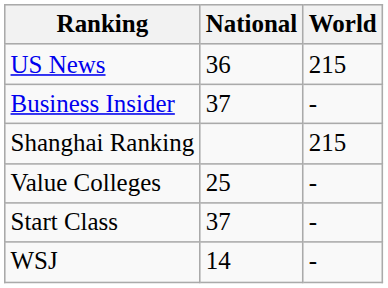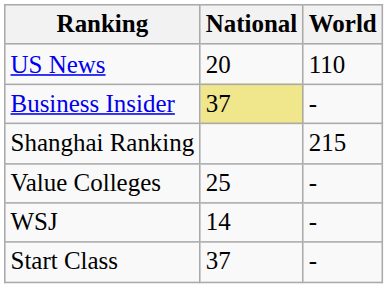(218, 63) 36 -> (218, 63) 20
(328, 63) 215 -> (327, 63) 110
(218, 103) no background -> (218, 103) khaki background
rows swapped: (64, 222) <-> (34, 261)
